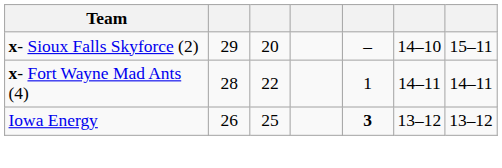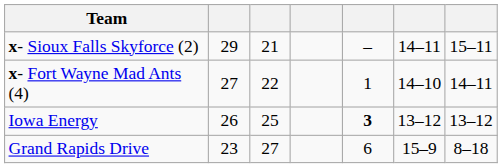(270, 45) 20 -> (270, 45) 21
(419, 45) 14–10 -> (419, 45) 14–11
(229, 83) 28 -> (229, 83) 27
(419, 83) 14–11 -> (419, 83) 14–10
+ row: (79, 148)
